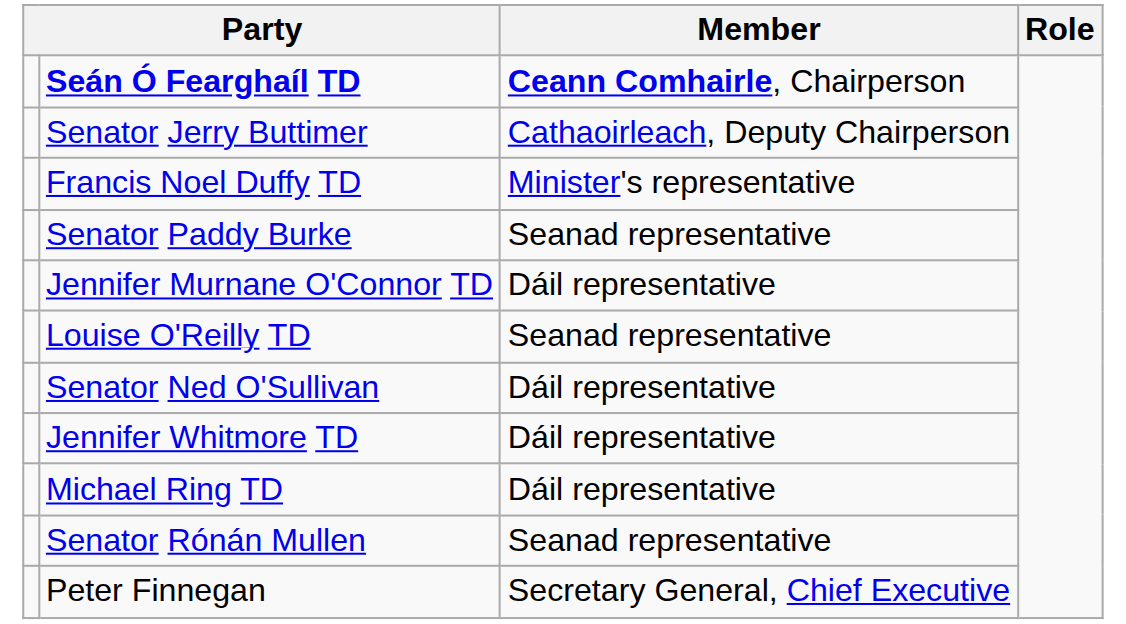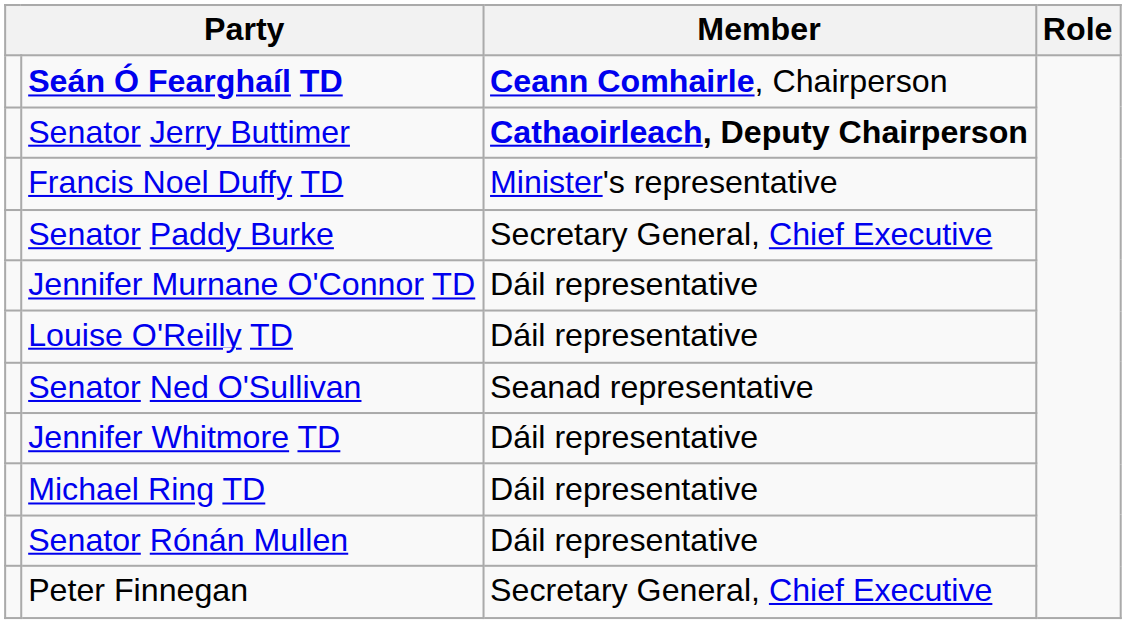(759, 132) normal -> (759, 132) bold
(670, 234) Seanad representative -> (741, 234) Secretary General, Chief Executive
(670, 336) Seanad representative -> (624, 336) Dáil representative
(642, 387) Dáil representative -> (652, 387) Seanad representative
(670, 540) Seanad representative -> (624, 540) Dáil representative
